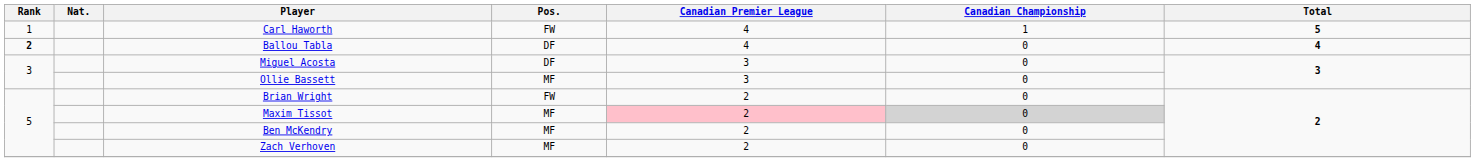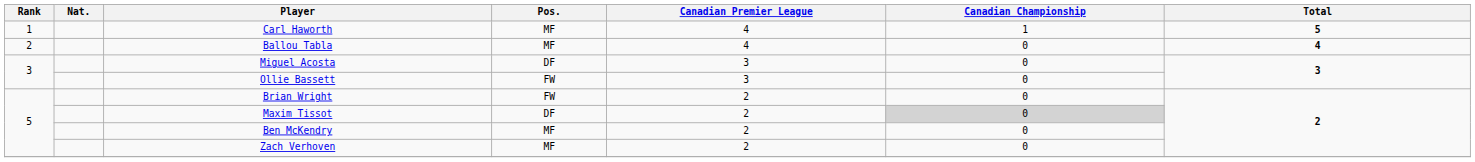(549, 29) FW -> (549, 29) MF
(29, 46) bold -> (29, 46) normal
(549, 46) DF -> (549, 46) MF
(549, 80) MF -> (549, 80) FW
(549, 114) MF -> (549, 114) DF
(746, 114) pink background -> (746, 114) no background
